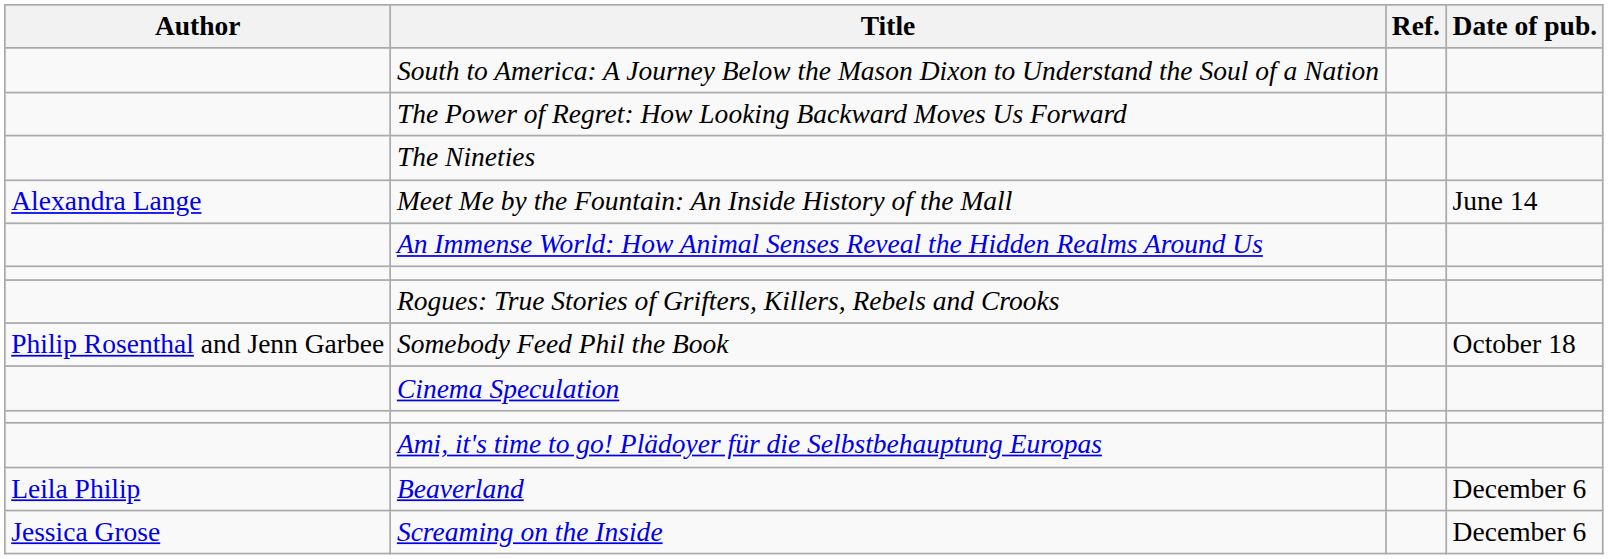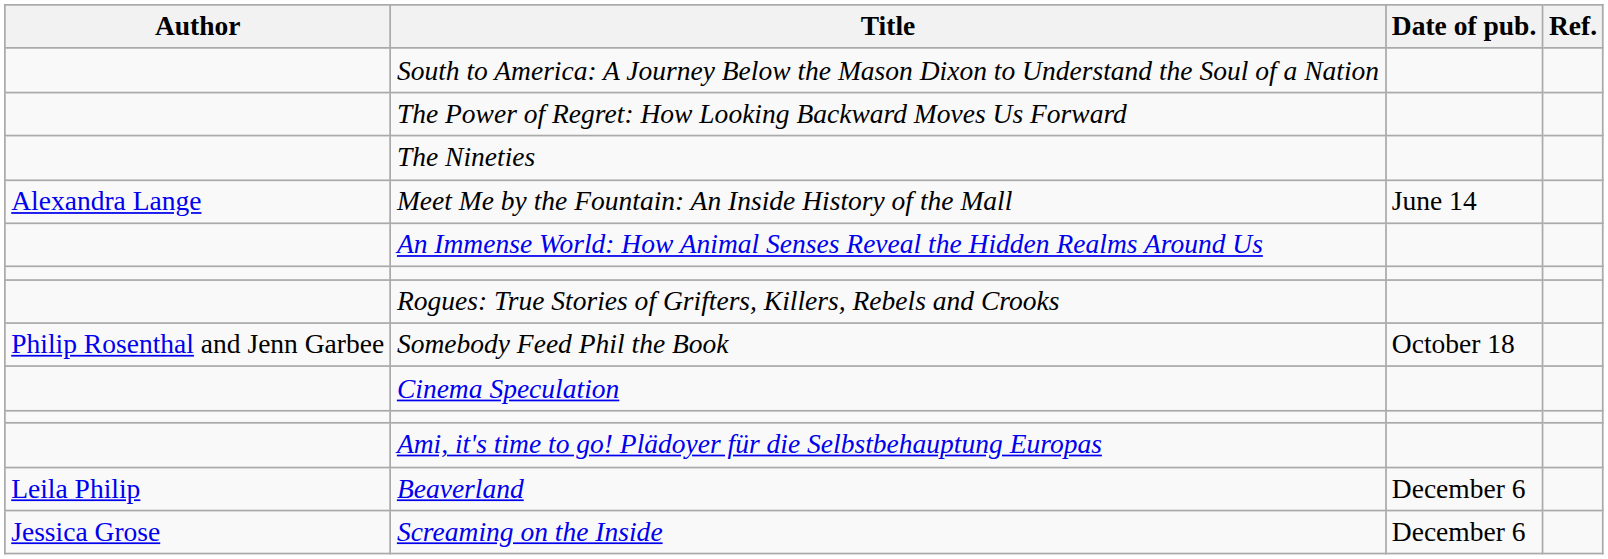columns swapped: (1525, 26) <-> (1416, 26)
